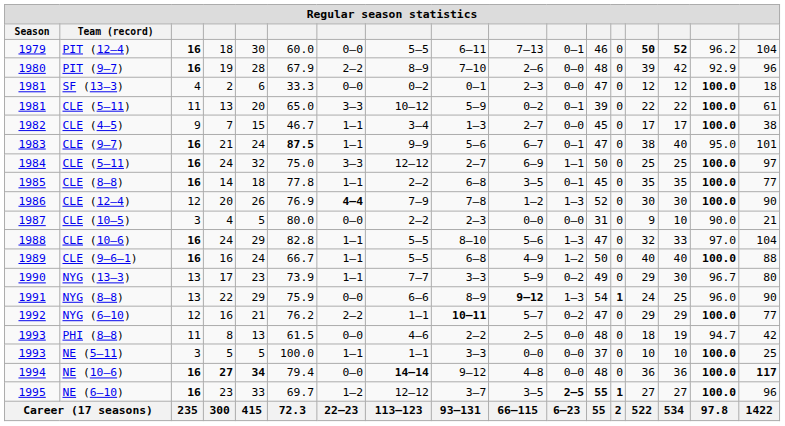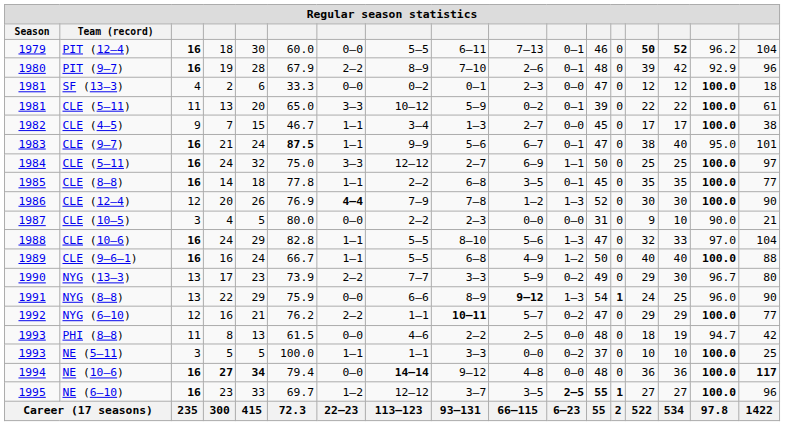(574, 68) 0–0 -> (574, 68) 0–1
(353, 277) 1–1 -> (353, 277) 2–2
(574, 354) 0–0 -> (574, 354) 0–2
